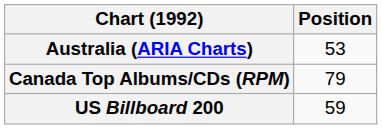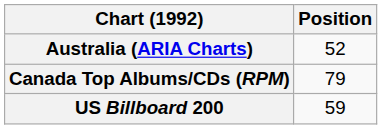(335, 49) 53 -> (335, 49) 52
